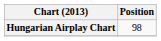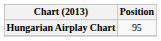(137, 28) 98 -> (137, 28) 95
